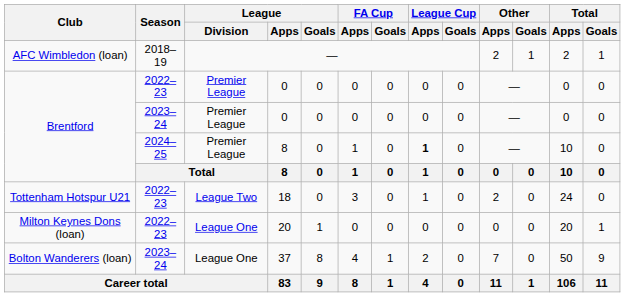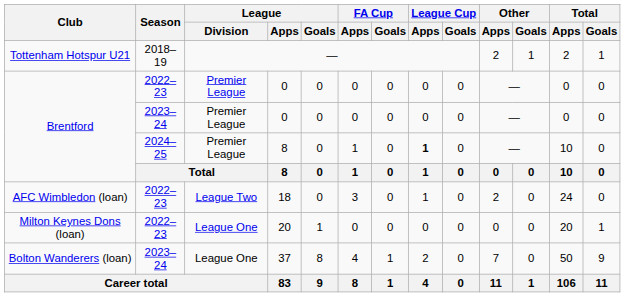(70, 55) AFC Wimbledon (loan) -> (70, 55) Tottenham Hotspur U21
(70, 197) Tottenham Hotspur U21 -> (70, 197) AFC Wimbledon (loan)
